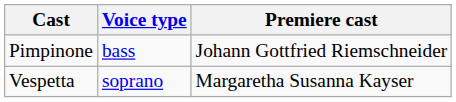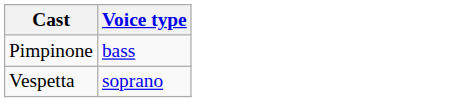- column: (321, 19)
